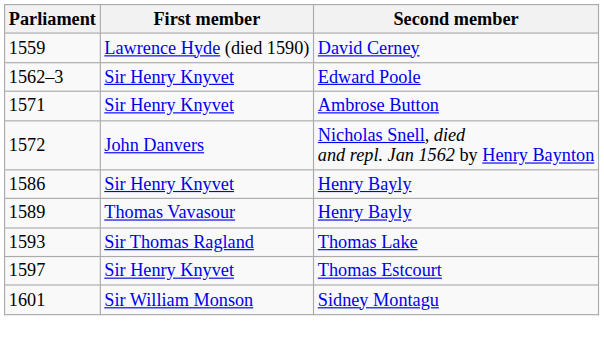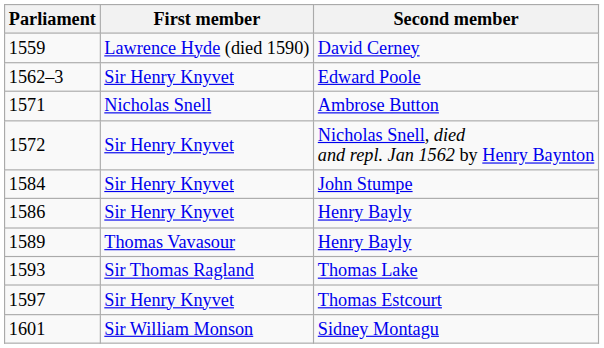(169, 105) Sir Henry Knyvet -> (158, 105) Nicholas Snell
(154, 144) John Danvers -> (169, 144) Sir Henry Knyvet
+ row: (27, 184)
